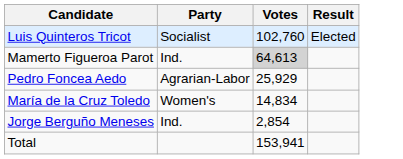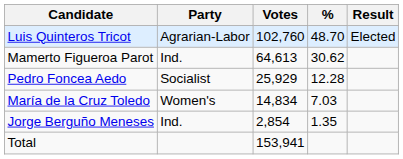+ column: (328, 15)
(185, 36) Socialist -> (205, 36) Agrarian-Labor
(277, 57) lightgrey background -> (277, 57) no background
(205, 79) Agrarian-Labor -> (185, 79) Socialist
